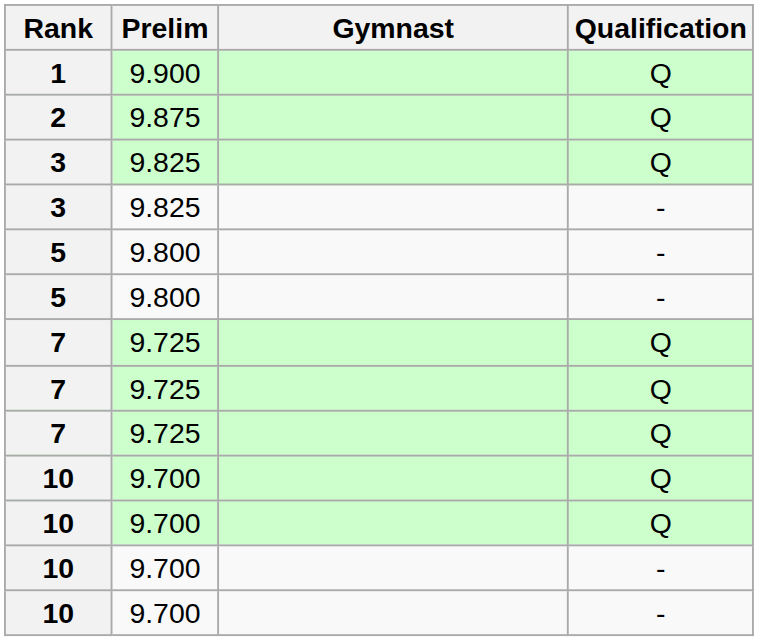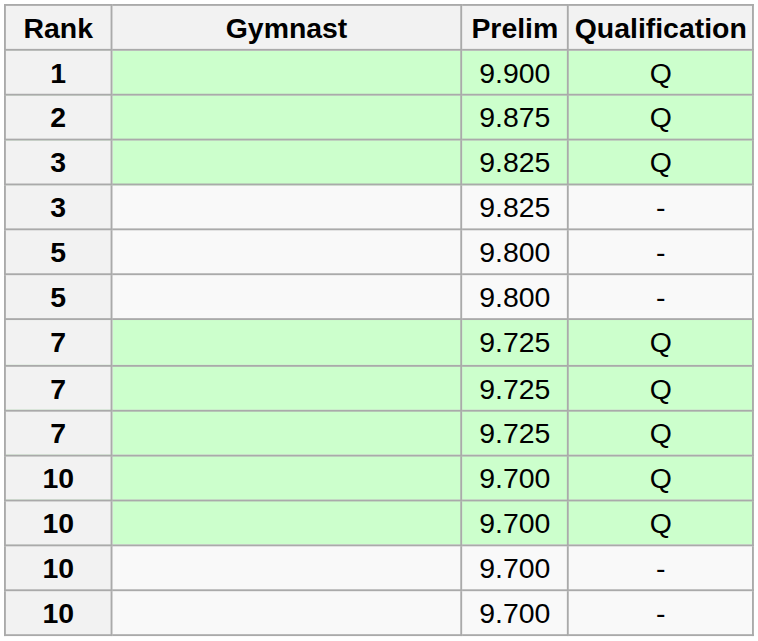columns swapped: (393, 28) <-> (165, 28)
